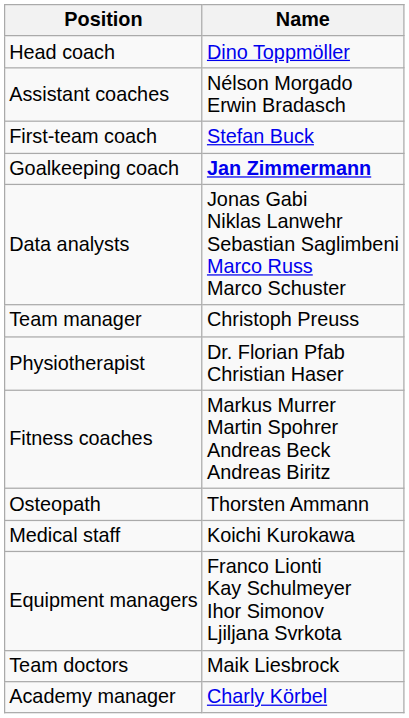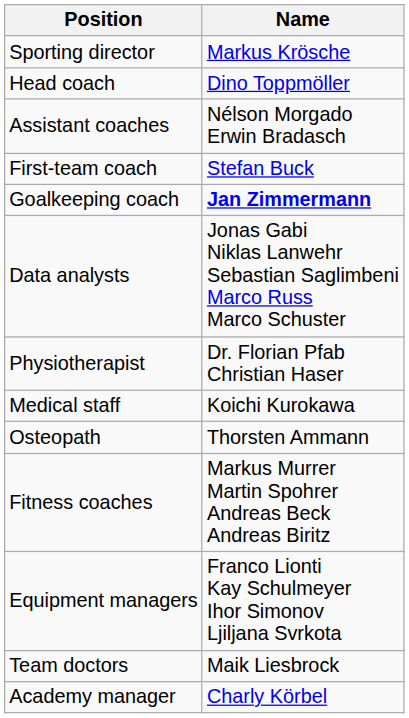+ row: (82, 51)
- row: (75, 320)
rows swapped: (65, 535) <-> (81, 439)
